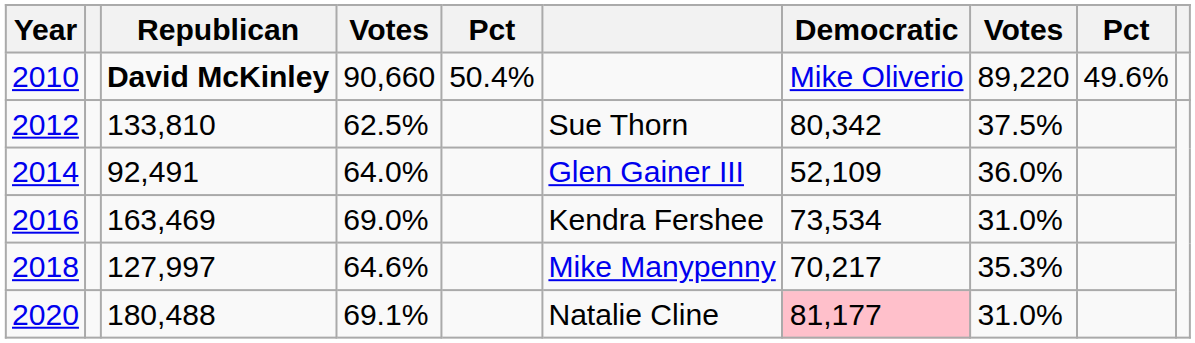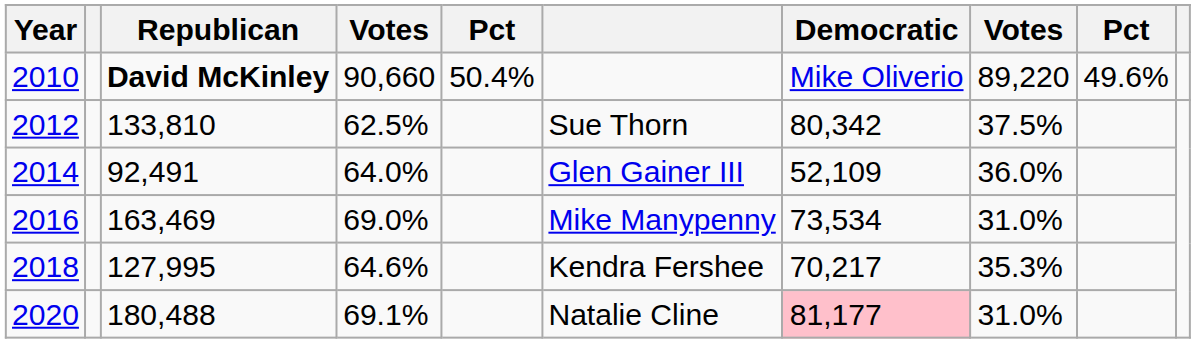(656, 219) Kendra Fershee -> (662, 219) Mike Manypenny
(161, 267) 127,997 -> (161, 267) 127,995
(662, 267) Mike Manypenny -> (656, 267) Kendra Fershee
